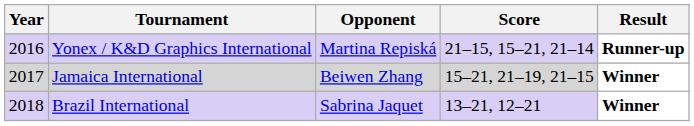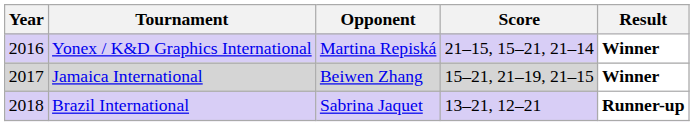(643, 48) Runner-up -> (631, 48) Winner
(631, 106) Winner -> (643, 106) Runner-up
